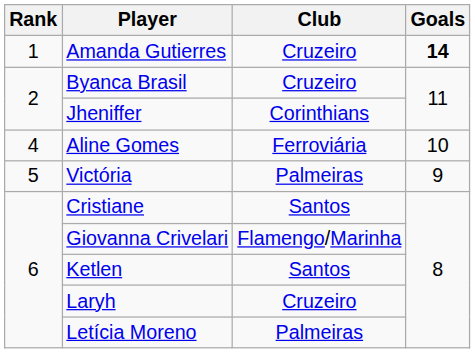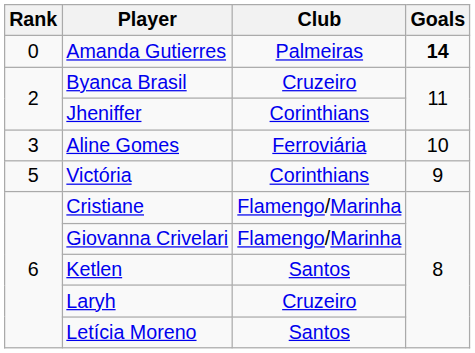(33, 51) 1 -> (33, 51) 0
(319, 51) Cruzeiro -> (319, 51) Palmeiras
(33, 144) 4 -> (33, 144) 3
(319, 176) Palmeiras -> (319, 176) Corinthians
(319, 207) Santos -> (319, 207) Flamengo/Marinha
(319, 332) Palmeiras -> (319, 332) Santos
